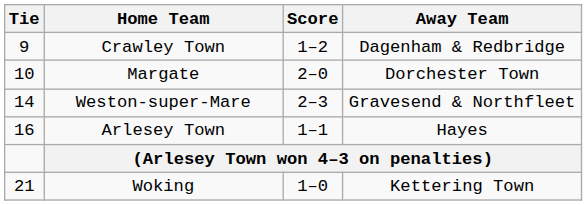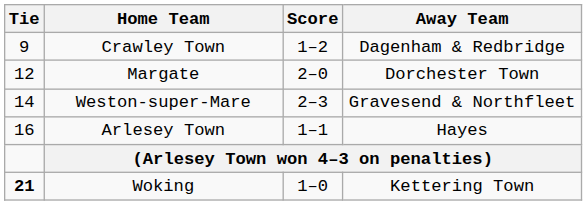(24, 75) 10 -> (24, 75) 12
(24, 186) normal -> (24, 186) bold
